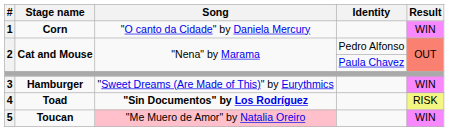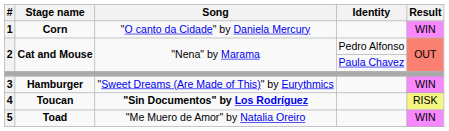(55, 101) Toad -> (55, 101) Toucan
(55, 118) Toucan -> (55, 118) Toad
(216, 118) pink background -> (216, 118) no background
